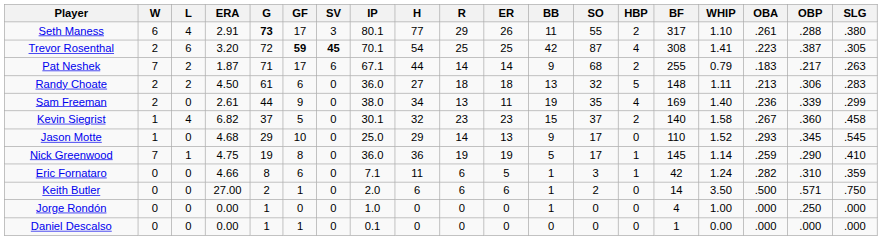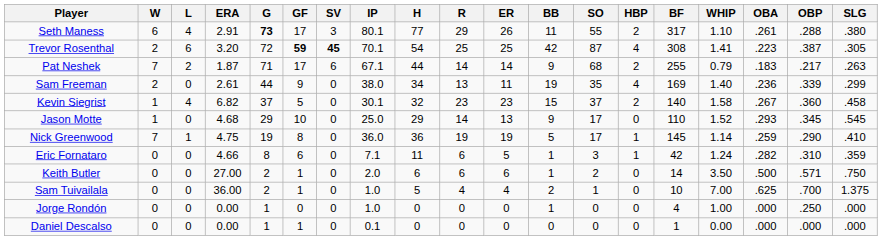- row: (71, 84)
+ row: (71, 191)
